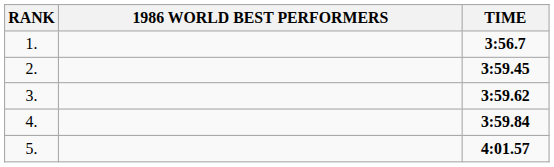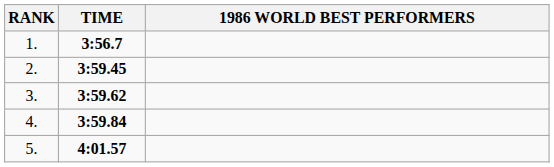columns swapped: (260, 17) <-> (505, 17)
